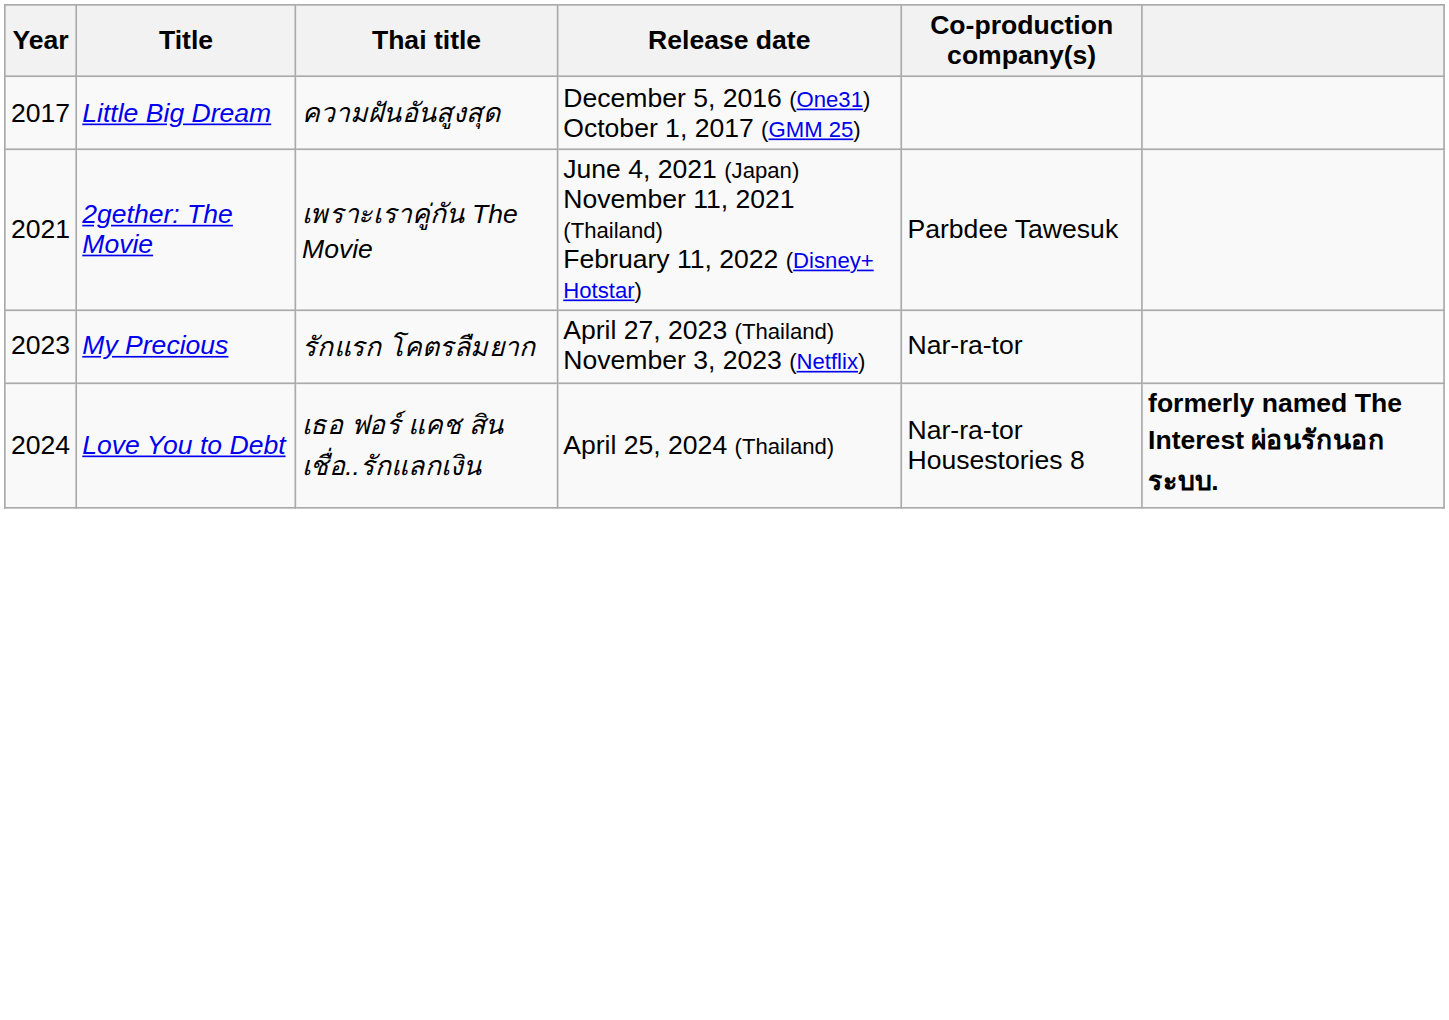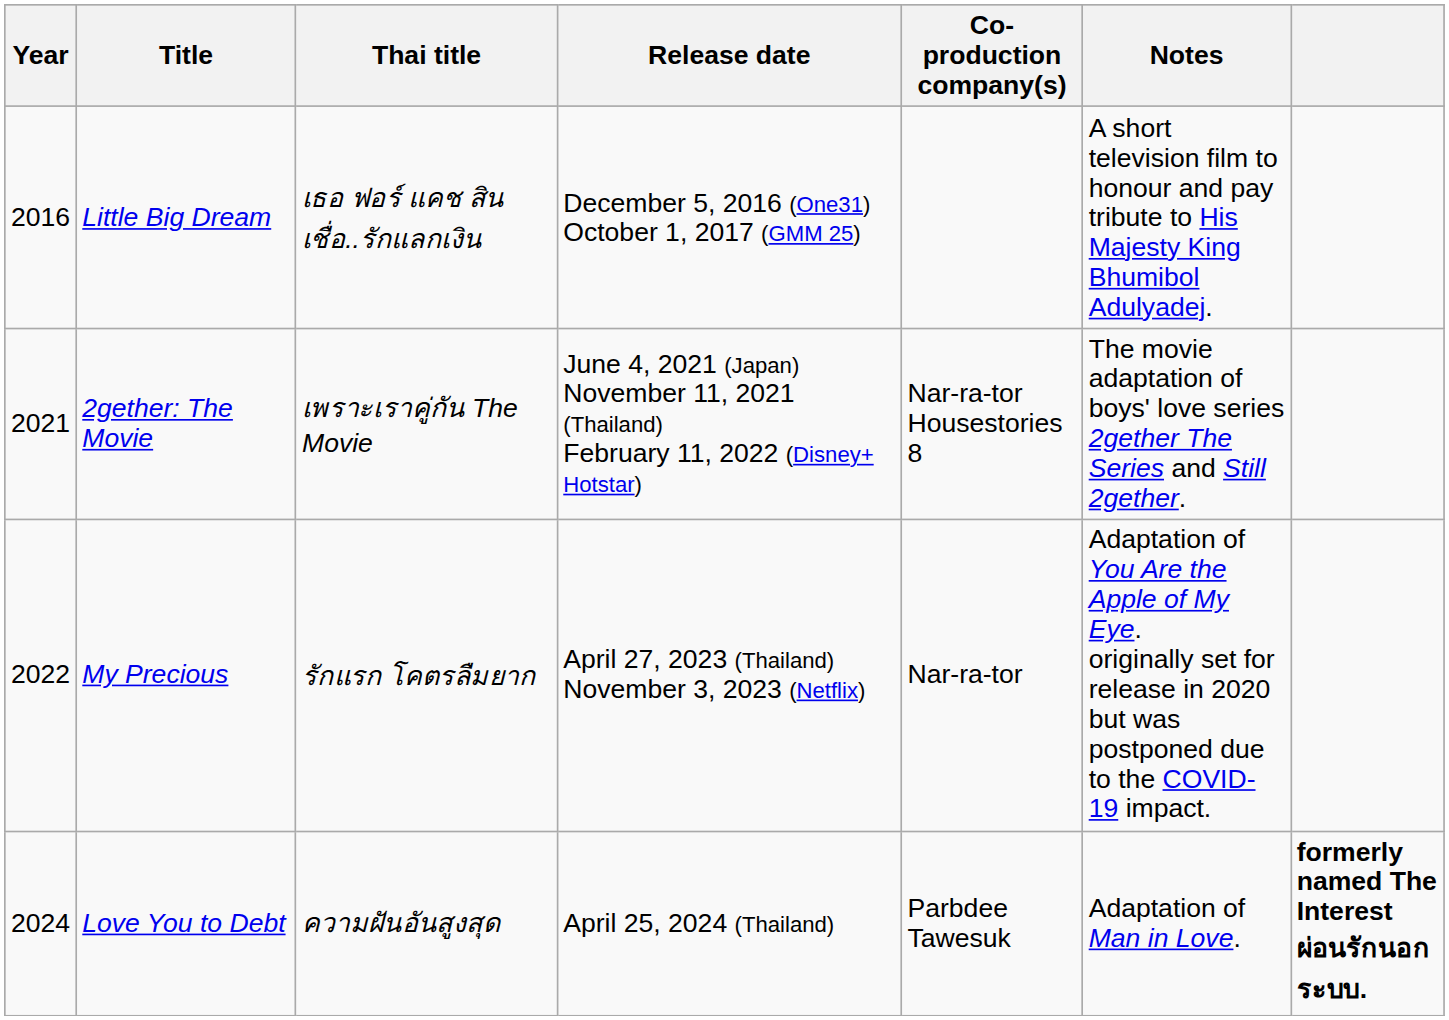+ column: (1187, 55)
(40, 112) 2017 -> (40, 217) 2016
(401, 113) ความฝันอันสูงสุด -> (403, 217) เธอ ฟอร์ แคช สินเชื่อ..รักแลกเงิน
(1013, 229) Parbdee Tawesuk -> (985, 423) Nar-ra-tor Housestories 8
(40, 346) 2023 -> (40, 674) 2022
(403, 445) เธอ ฟอร์ แคช สินเชื่อ..รักแลกเงิน -> (401, 923) ความฝันอันสูงสุด
(996, 444) Nar-ra-tor Housestories 8 -> (959, 922) Parbdee Tawesuk
